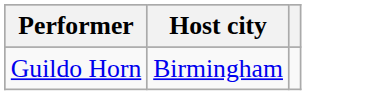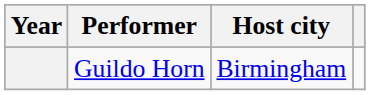+ column: (36, 25)
